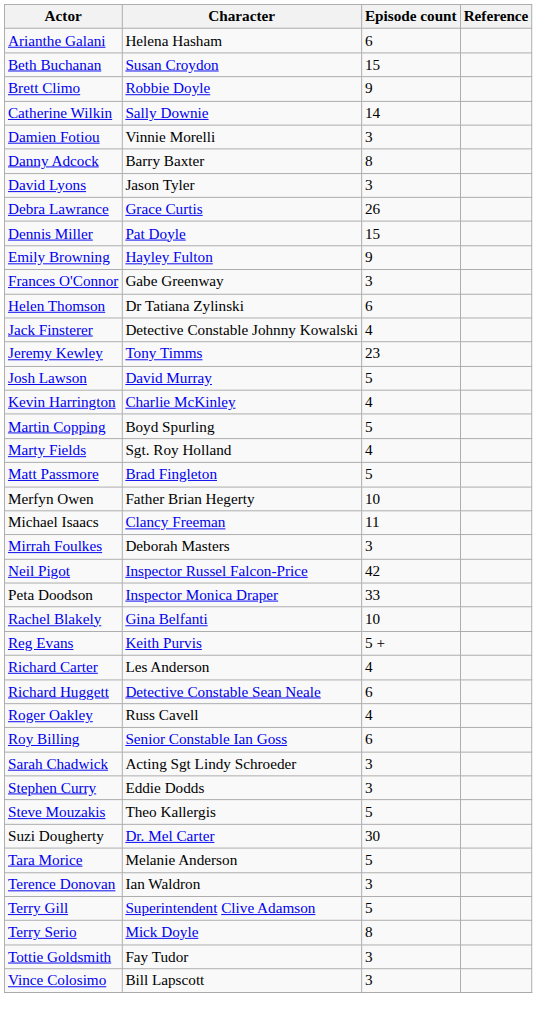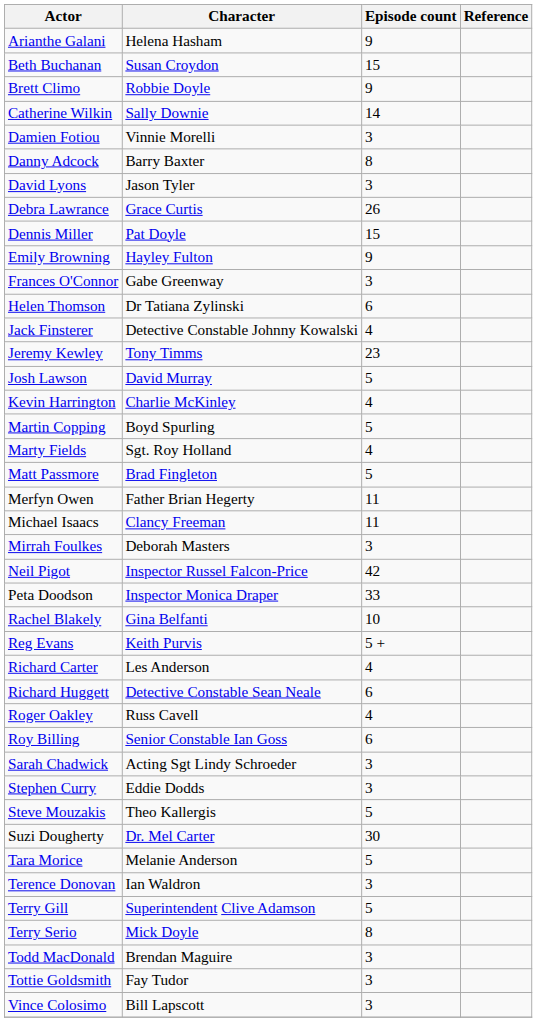(369, 40) 6 -> (369, 40) 9
(373, 498) 10 -> (372, 498) 11
+ row: (61, 956)
